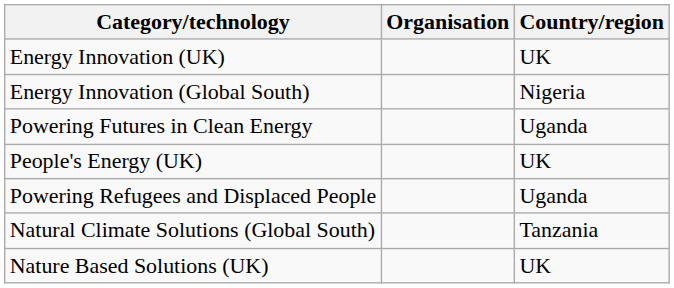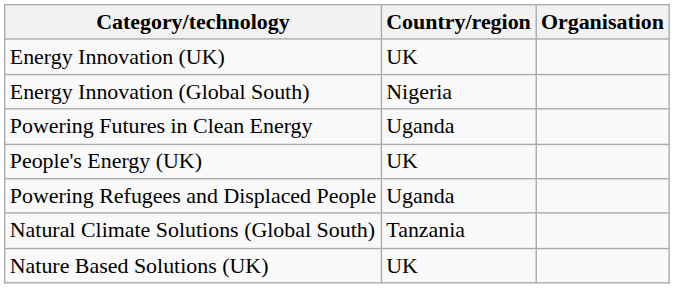columns swapped: (592, 21) <-> (448, 21)
